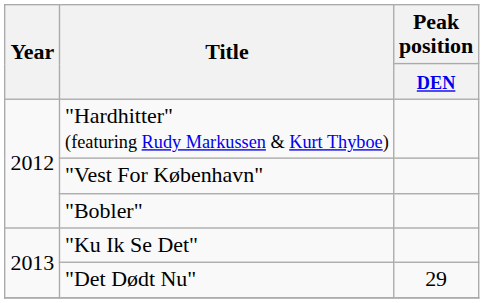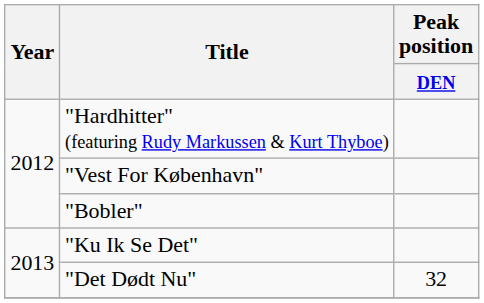(436, 279) 29 -> (436, 279) 32
